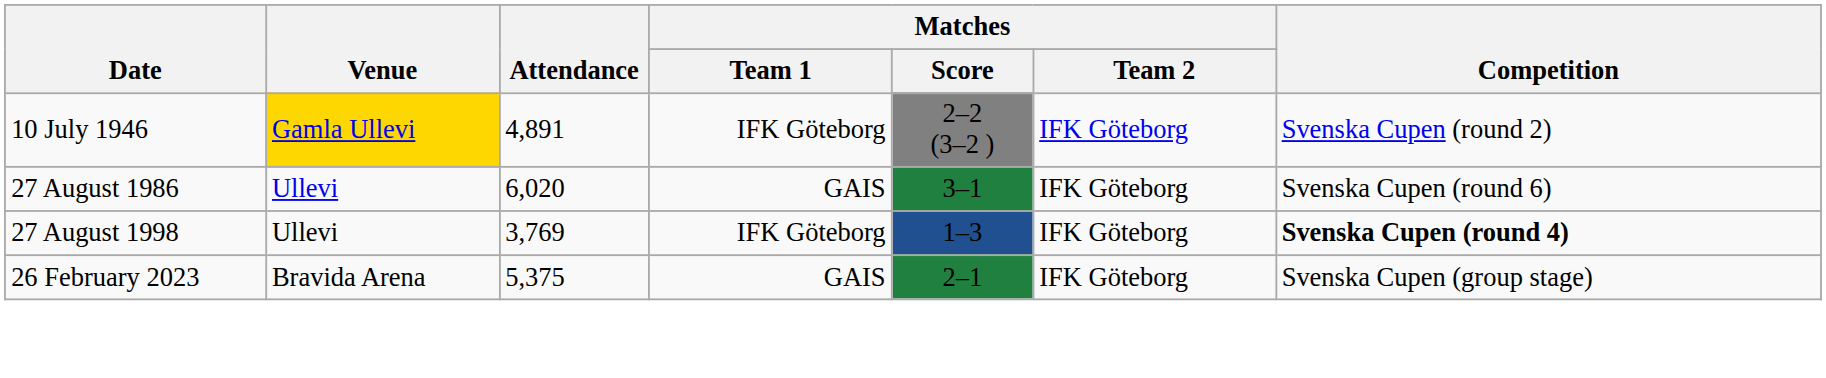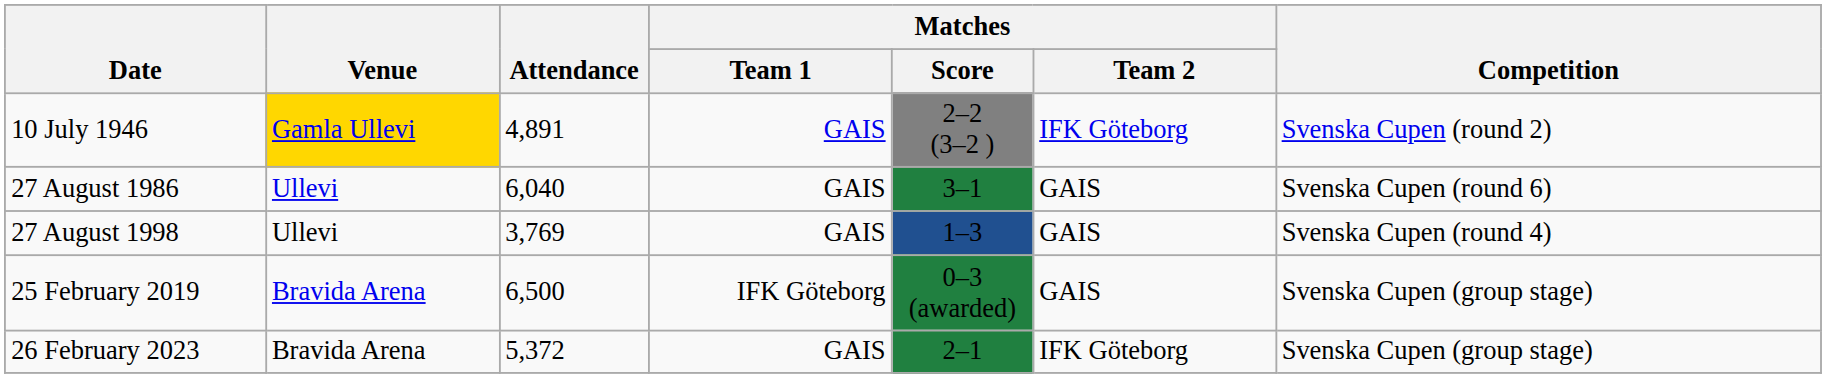(811, 129) IFK Göteborg -> (855, 129) GAIS
(535, 189) 6,020 -> (535, 189) 6,040
(1114, 189) IFK Göteborg -> (1070, 189) GAIS
(811, 232) IFK Göteborg -> (855, 232) GAIS
(1114, 232) IFK Göteborg -> (1070, 232) GAIS
(1425, 232) bold -> (1417, 232) normal
+ row: (105, 292)
(535, 276) 5,375 -> (535, 351) 5,372
